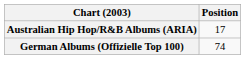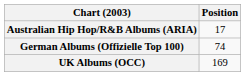+ row: (102, 63)
